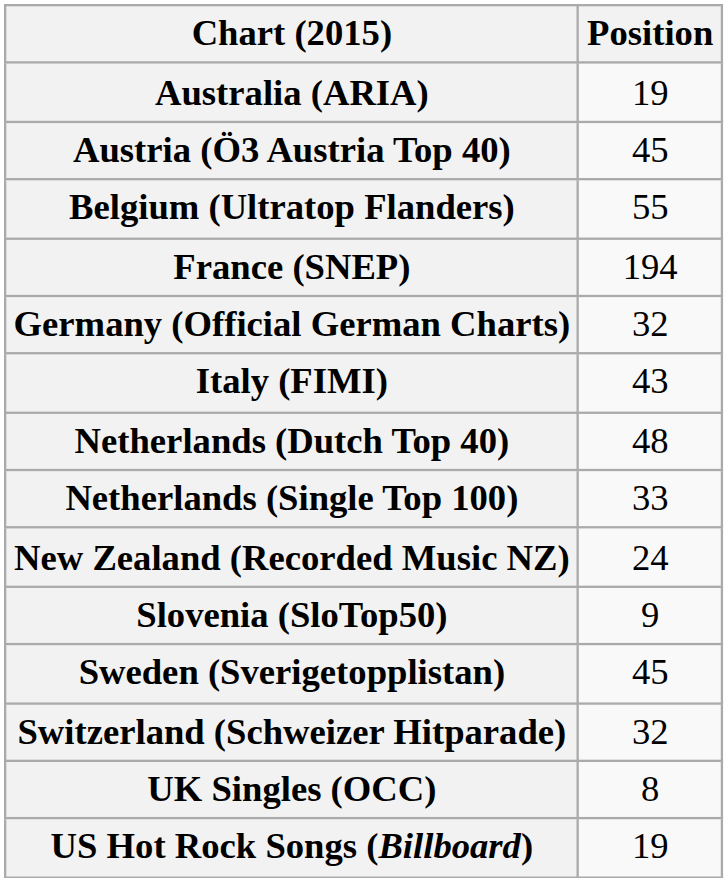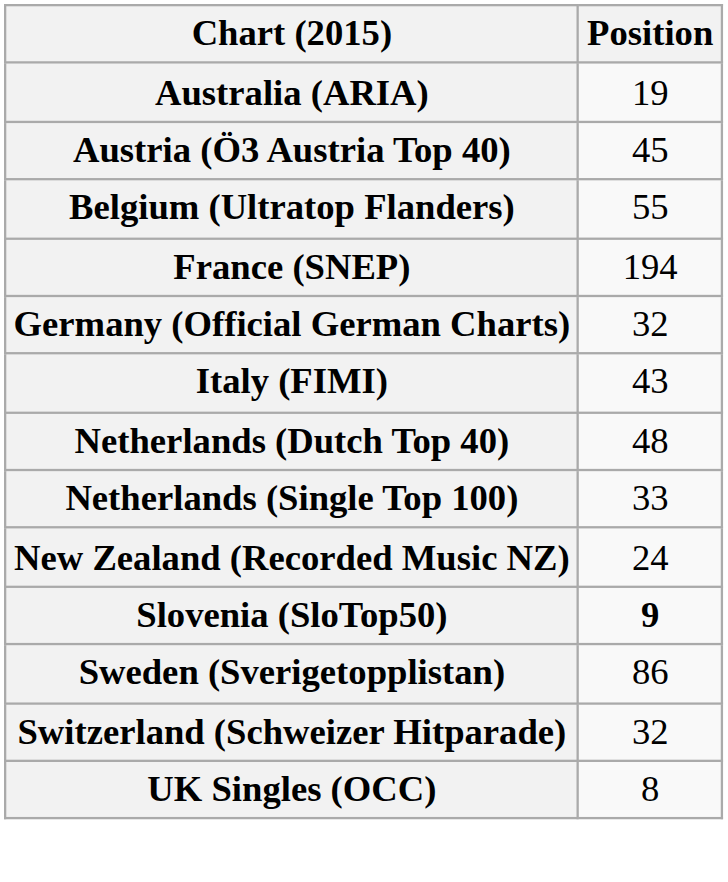(650, 614) normal -> (650, 614) bold
(650, 672) 45 -> (650, 672) 86
- row: (292, 847)
